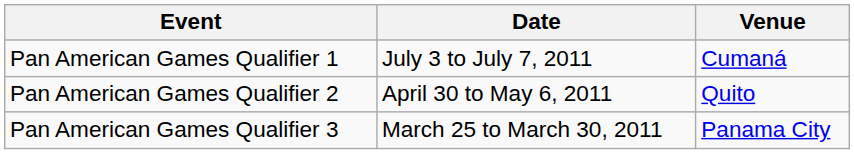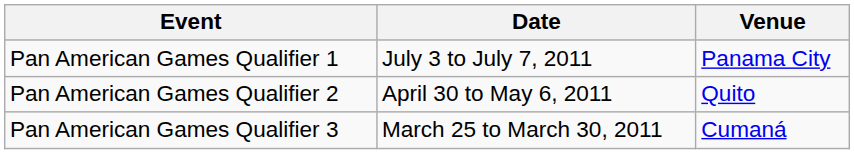(744, 58) Cumaná -> (766, 58) Panama City
(766, 129) Panama City -> (744, 129) Cumaná
